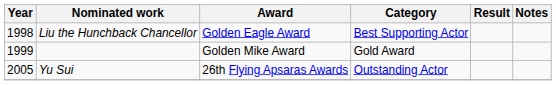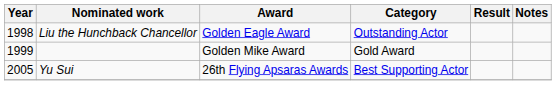(411, 32) Best Supporting Actor -> (401, 32) Outstanding Actor
(401, 70) Outstanding Actor -> (411, 70) Best Supporting Actor
